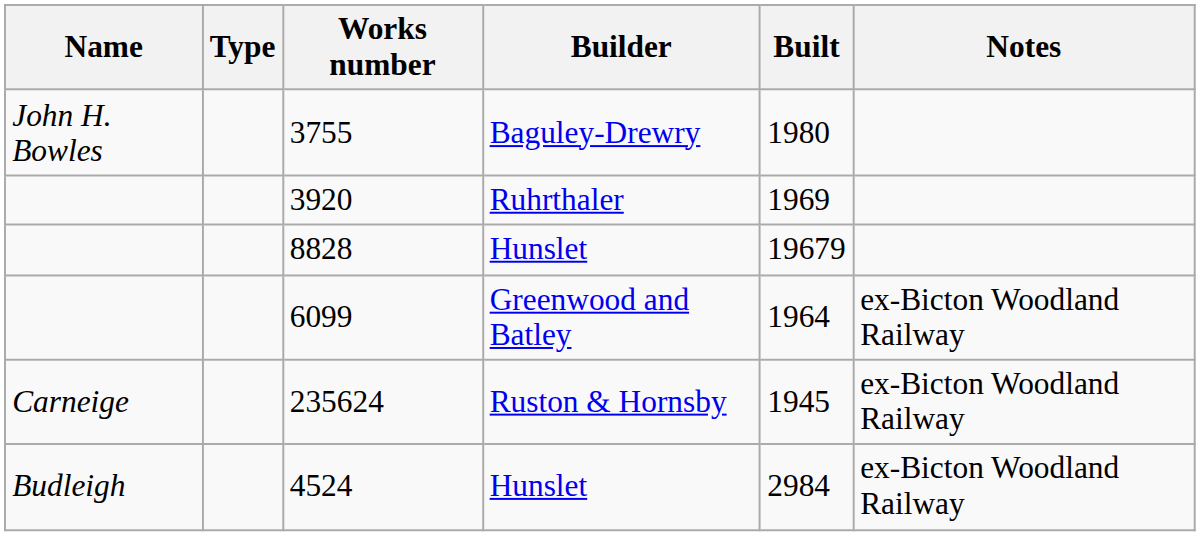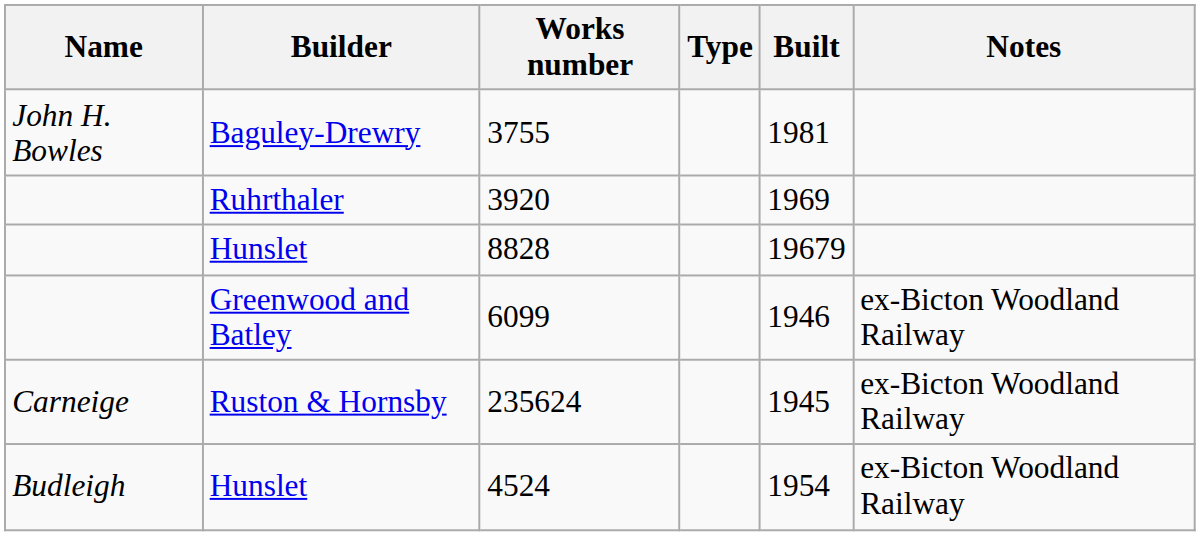columns swapped: (621, 47) <-> (242, 47)
(799, 132) 1980 -> (799, 132) 1981
(799, 316) 1964 -> (799, 316) 1946
(799, 486) 2984 -> (799, 486) 1954
